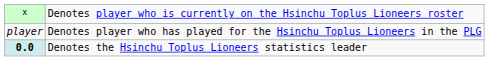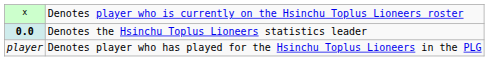rows swapped: (25, 48) <-> (25, 31)
